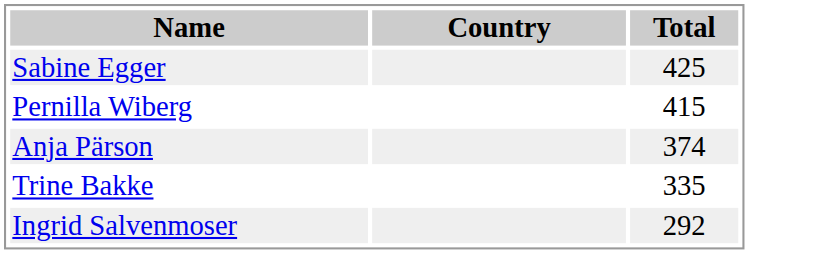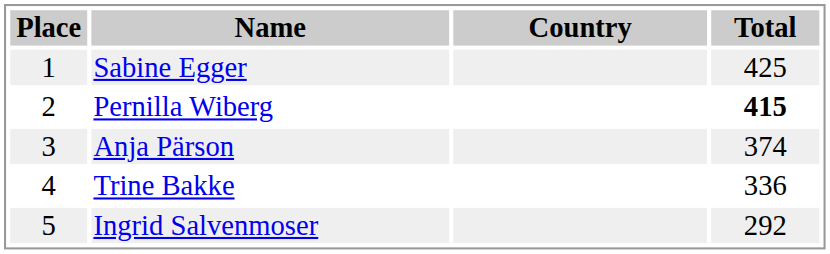+ column: (49, 28)
(684, 107) normal -> (765, 107) bold
(684, 186) 335 -> (765, 186) 336
